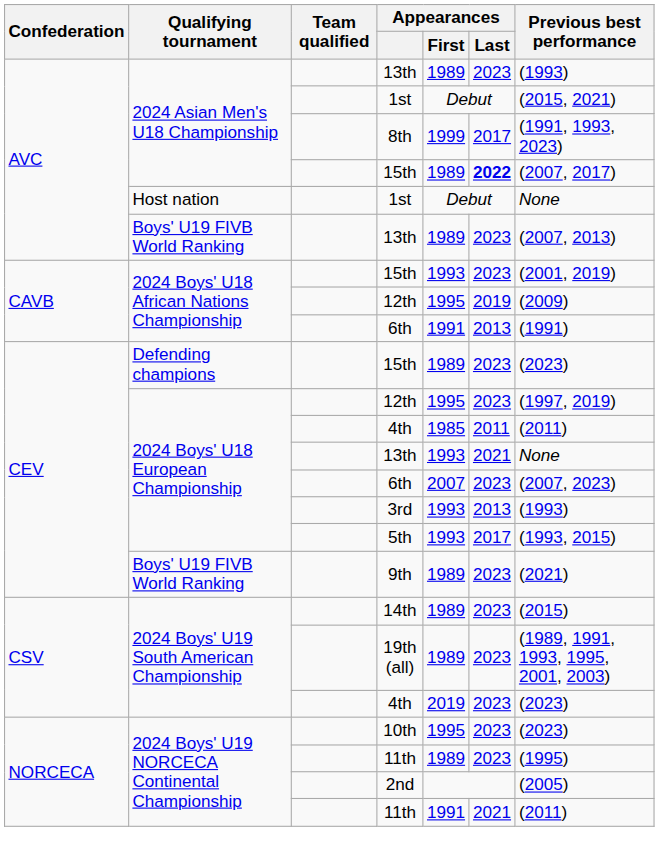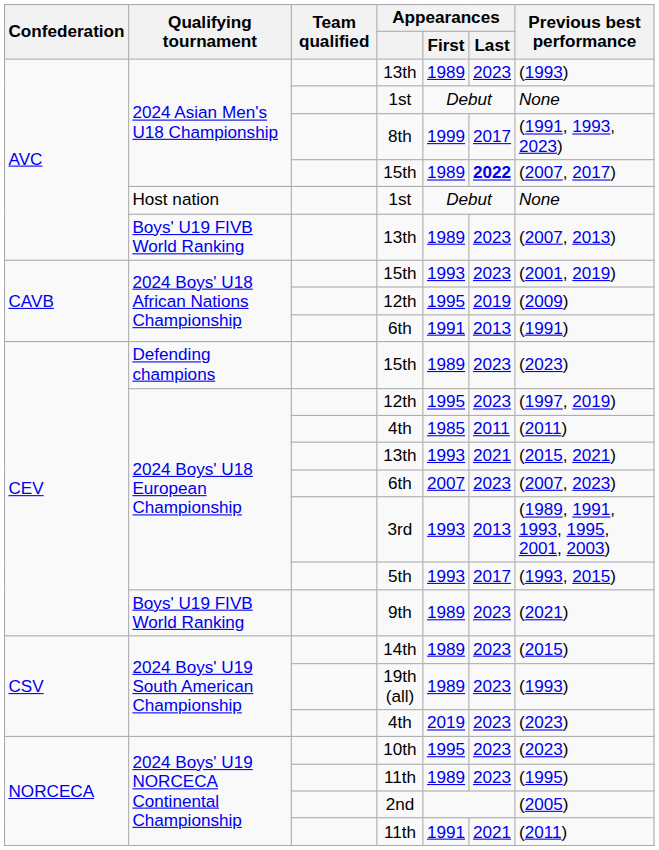(567, 99) (2015, 2021) -> (539, 99) None
(539, 455) None -> (567, 455) (2015, 2021)
(544, 510) (1993) -> (567, 529) (1989, 1991, 1993, 1995, 2001, 2003)
(567, 657) (1989, 1991, 1993, 1995, 2001, 2003) -> (544, 686) (1993)
